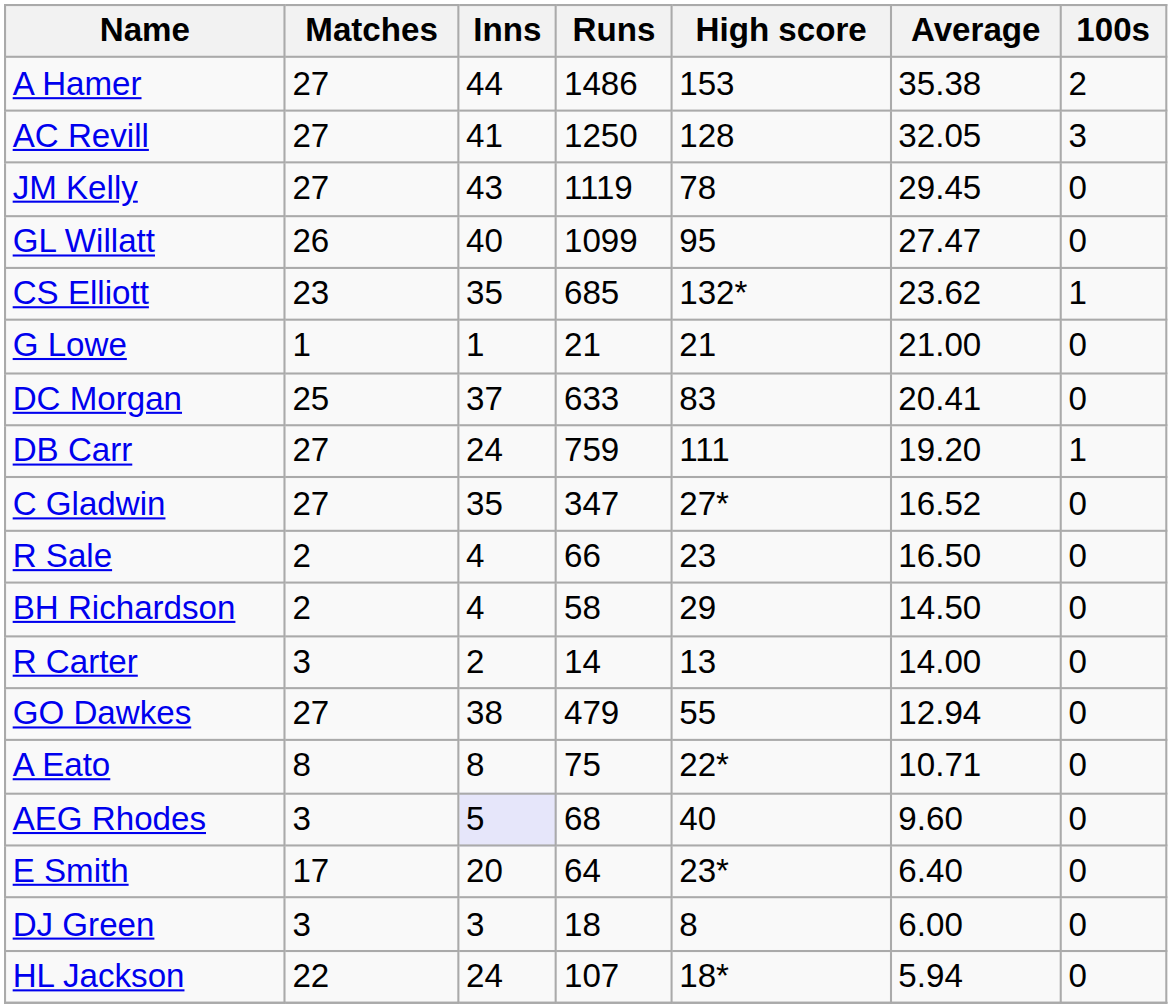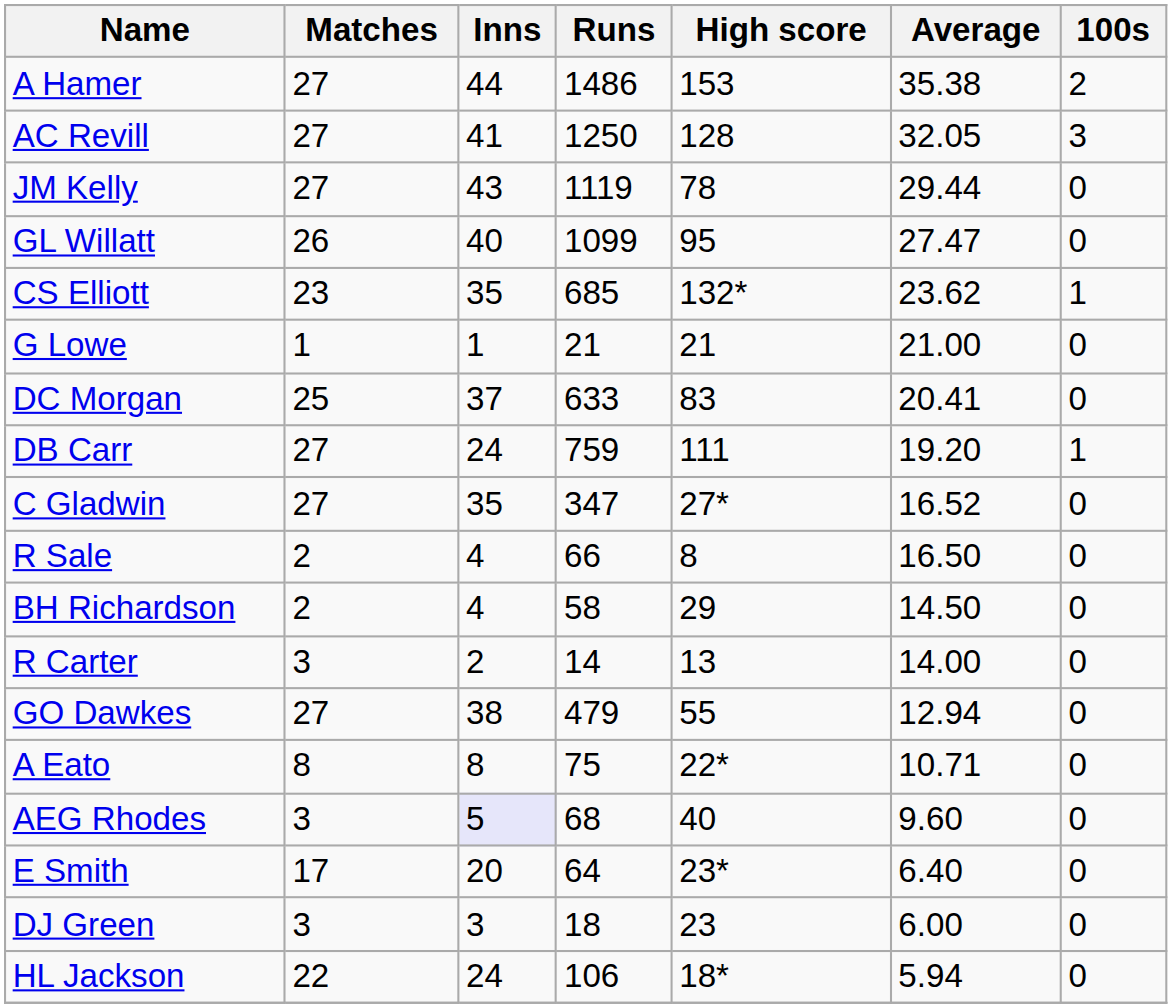(940, 188) 29.45 -> (940, 188) 29.44
(698, 556) 23 -> (688, 556) 8
(688, 923) 8 -> (698, 923) 23
(592, 976) 107 -> (592, 976) 106
